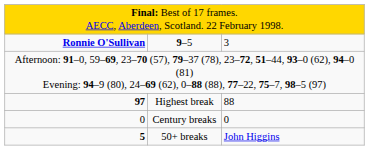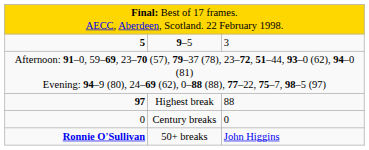(104, 43) Ronnie O'Sullivan -> (142, 43) 5
(142, 137) 5 -> (104, 137) Ronnie O'Sullivan
